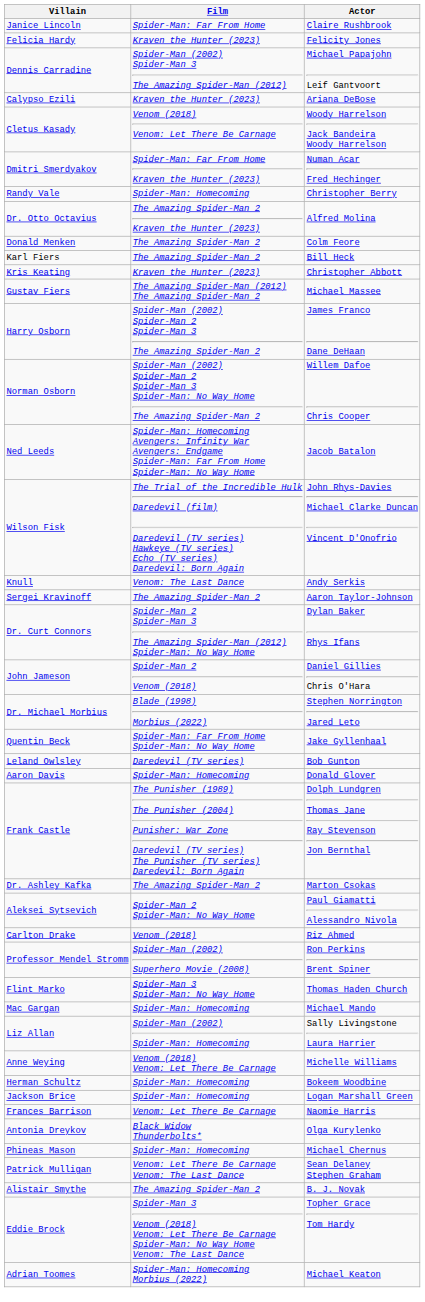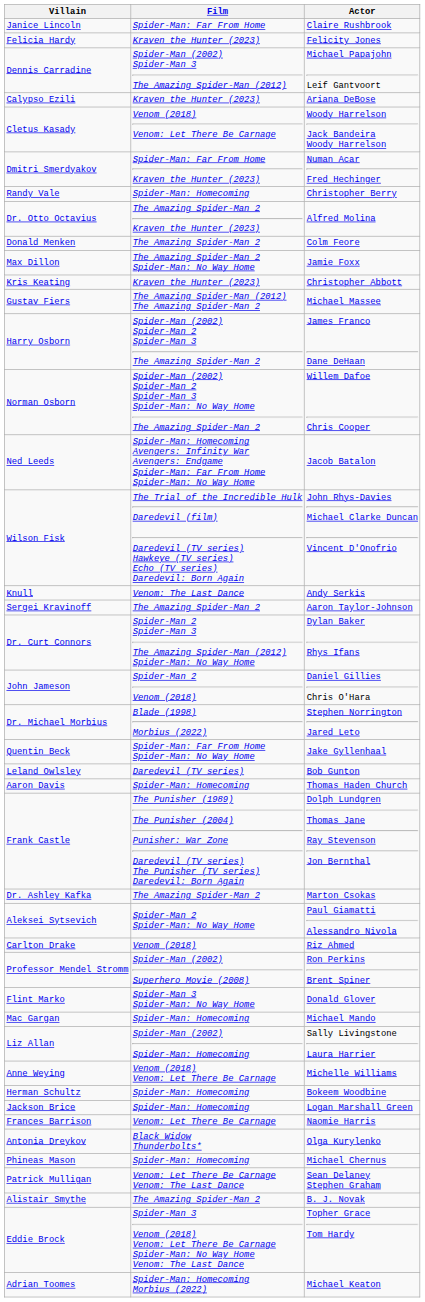+ row: (33, 263)
- row: (33, 258)
(341, 776) Donald Glover -> (357, 786) Thomas Haden Church
(357, 989) Thomas Haden Church -> (341, 1000) Donald Glover
